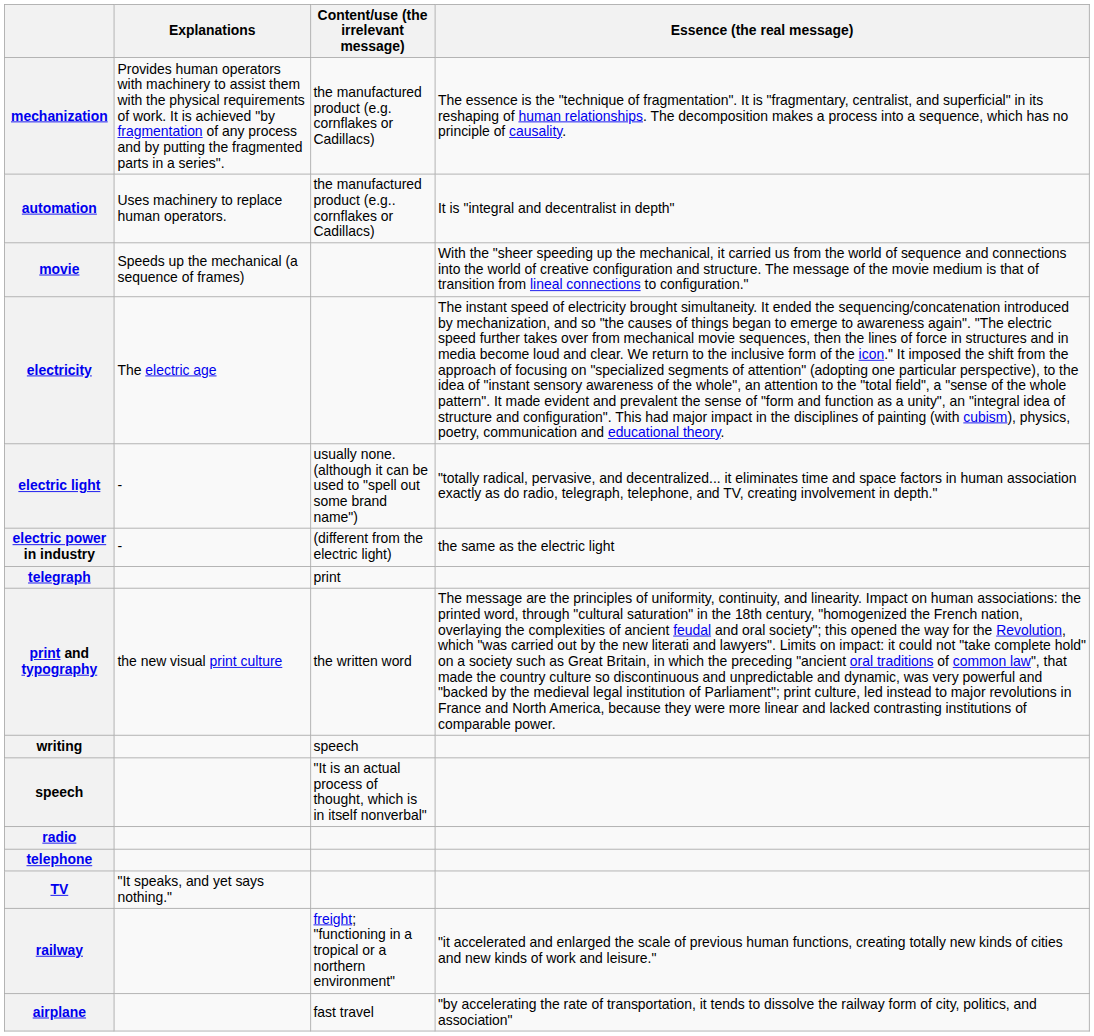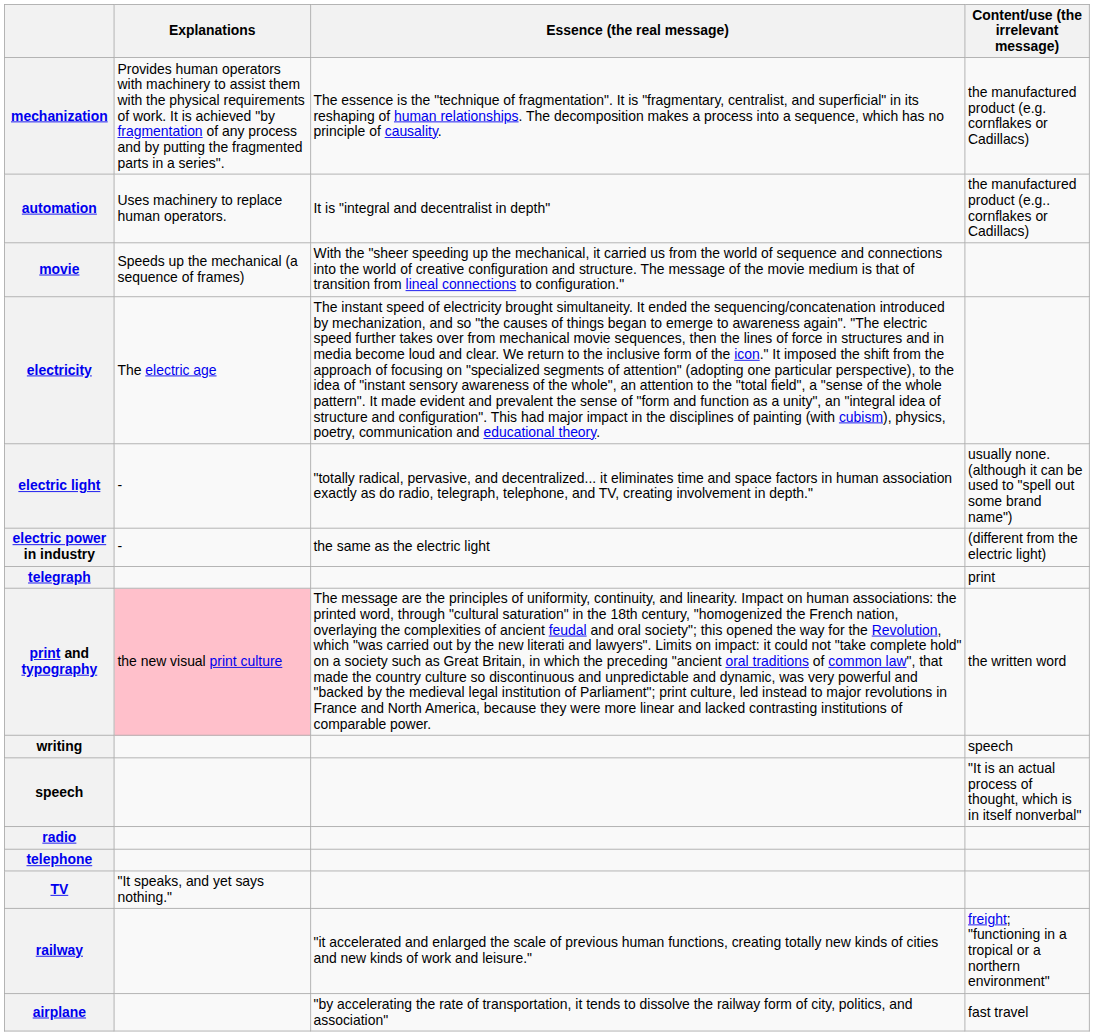columns swapped: (762, 31) <-> (372, 31)
(200, 661) no background -> (200, 661) pink background
